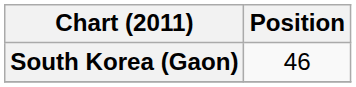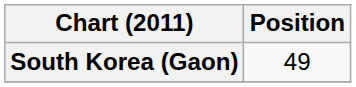(297, 61) 46 -> (297, 61) 49
